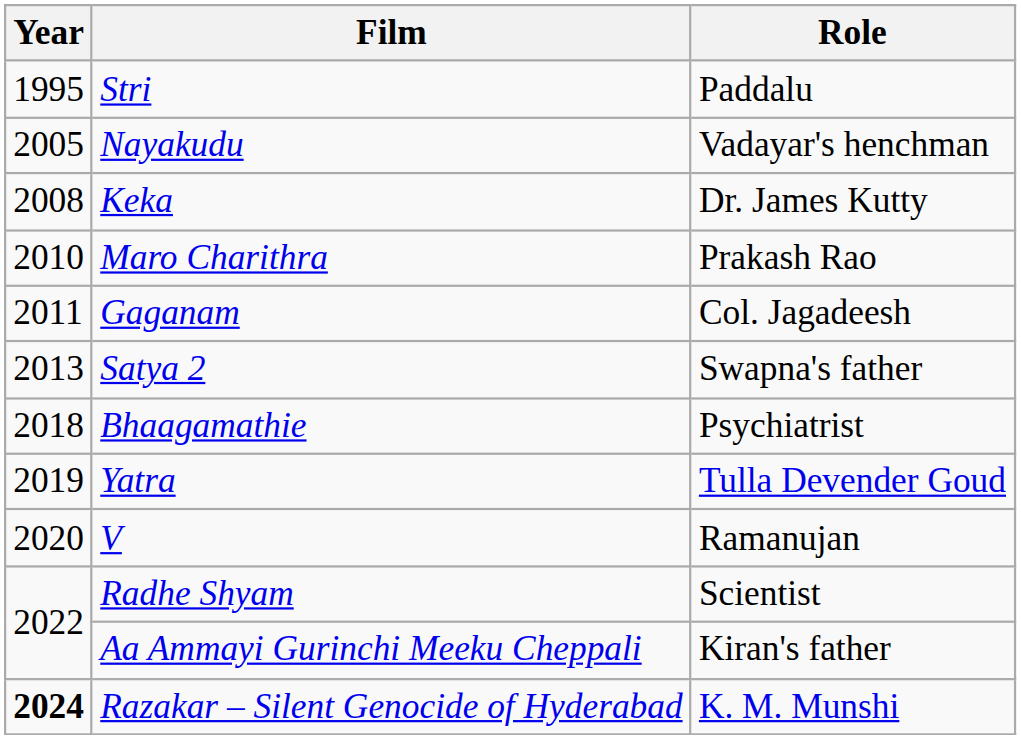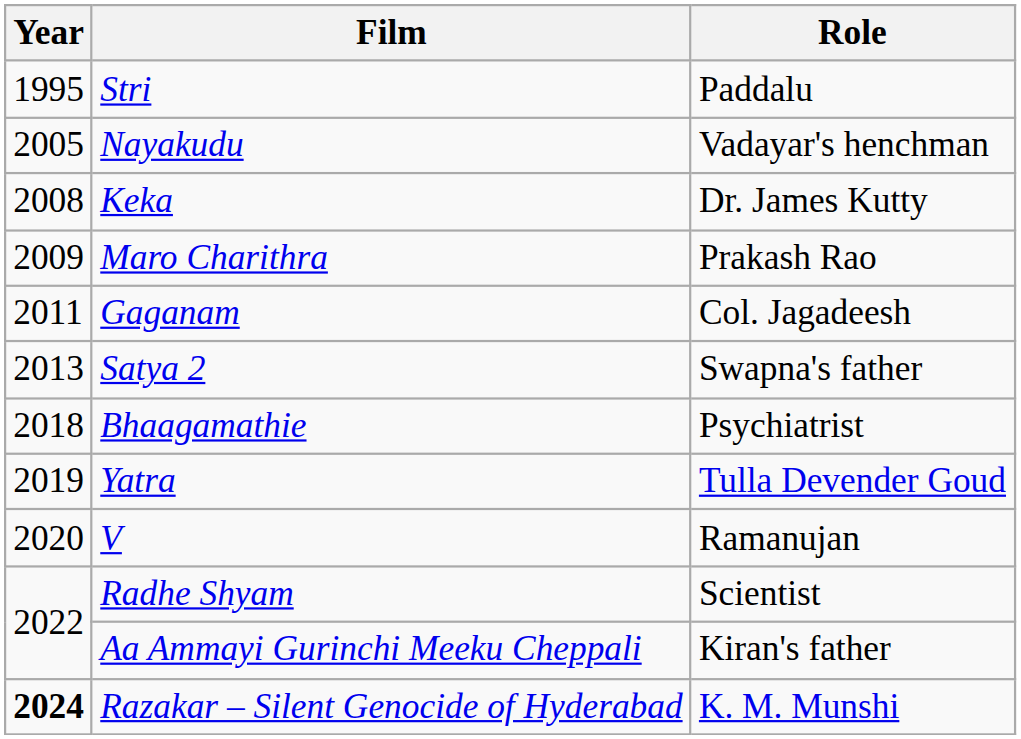(49, 256) 2010 -> (49, 256) 2009
